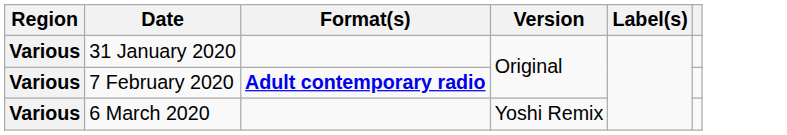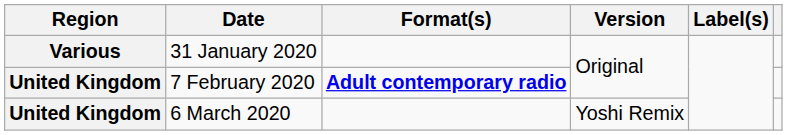(45, 82) Various -> (85, 82) United Kingdom
(45, 113) Various -> (85, 113) United Kingdom
